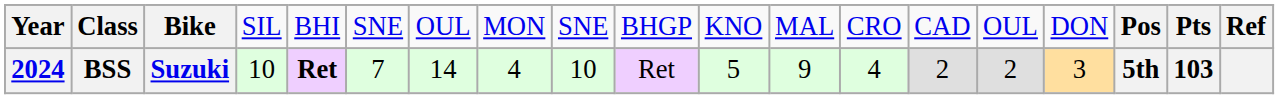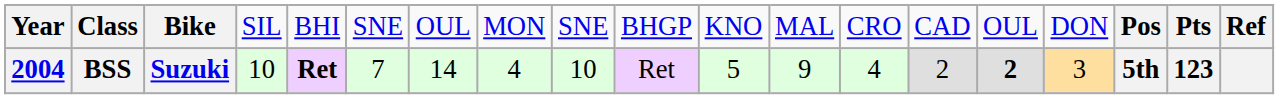(38, 70) 2024 -> (38, 70) 2004
(1011, 70) normal -> (1011, 70) bold
(1193, 70) 103 -> (1193, 70) 123
